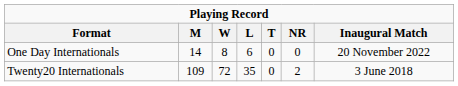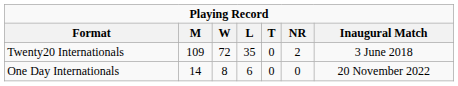rows swapped: (63, 52) <-> (66, 71)
